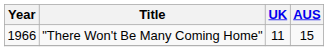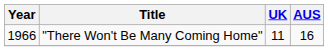(307, 35) 15 -> (307, 35) 16
